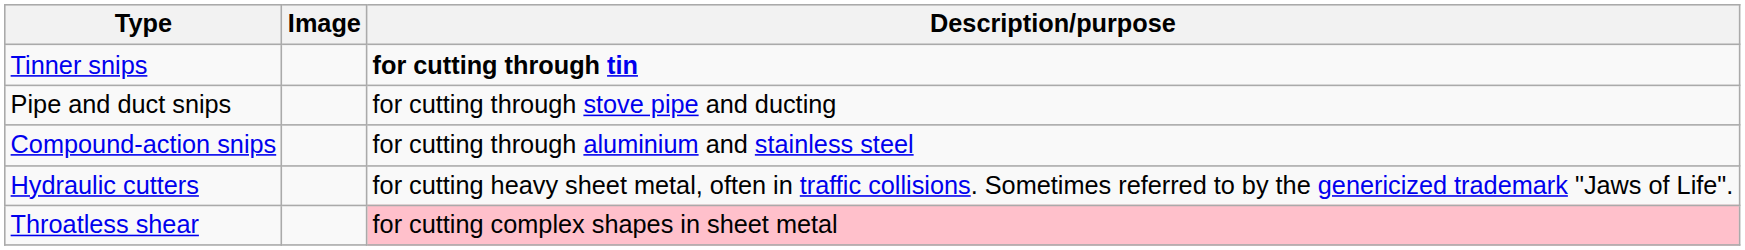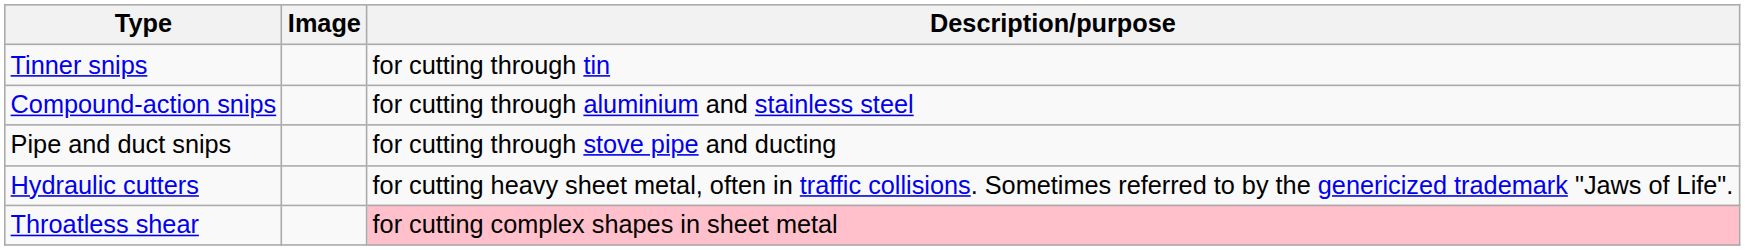(505, 64) bold -> (491, 64) normal
rows swapped: (143, 144) <-> (121, 104)
